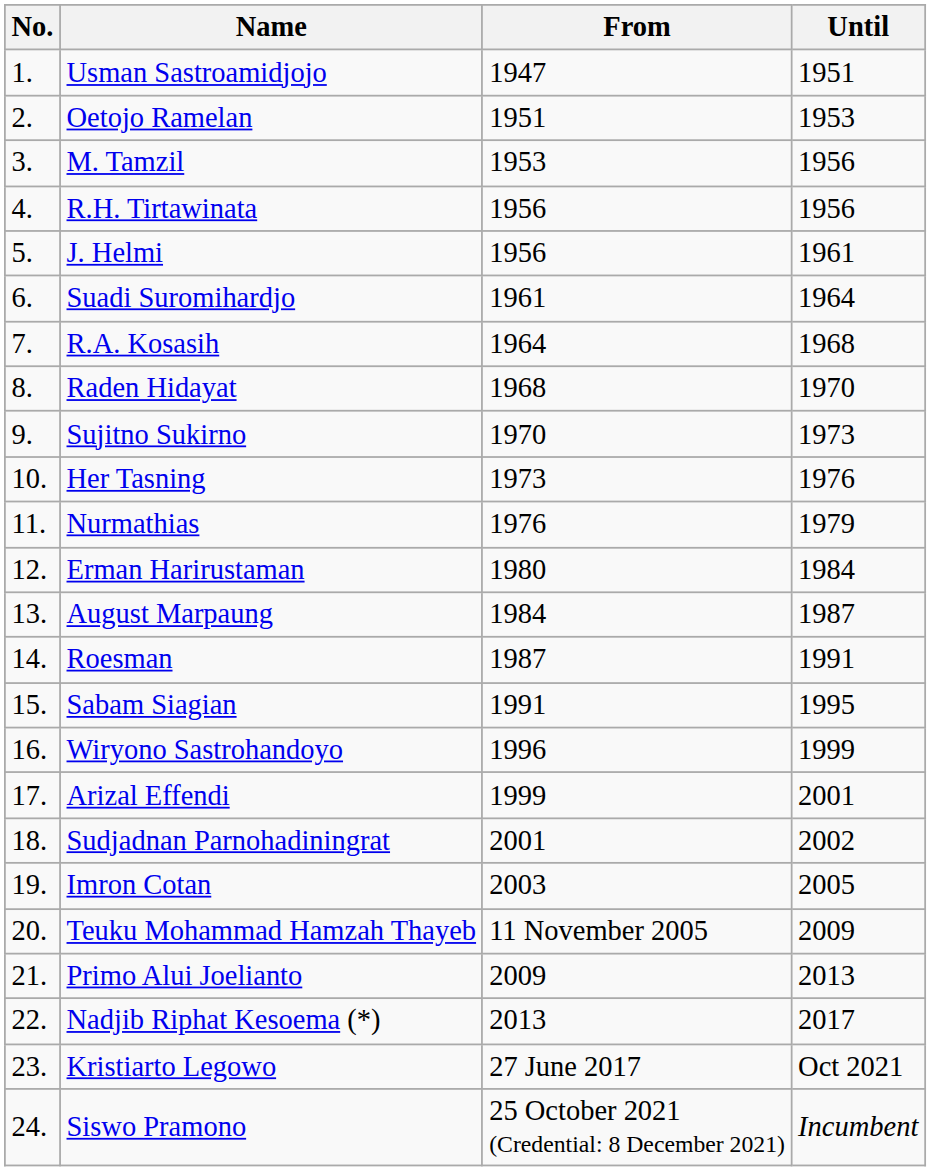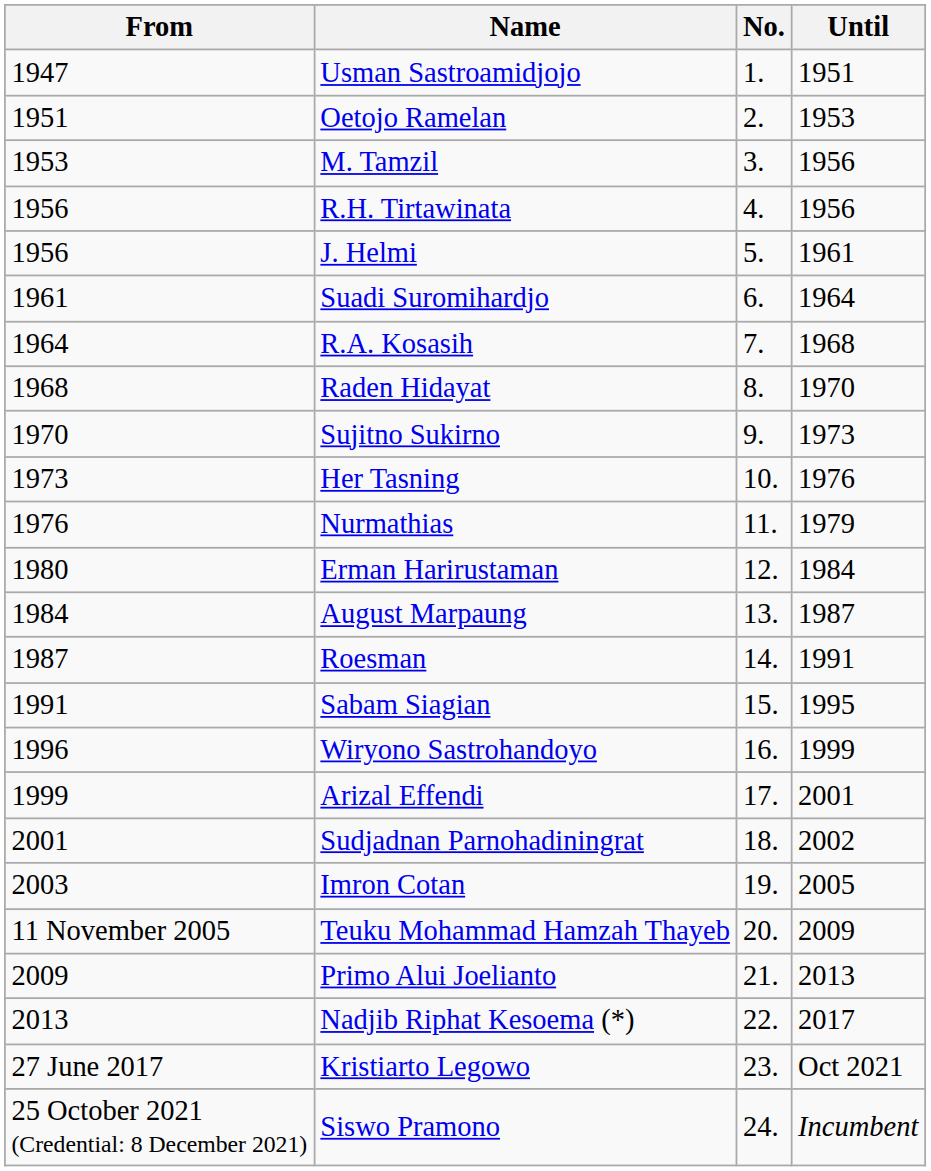columns swapped: (32, 27) <-> (637, 27)
